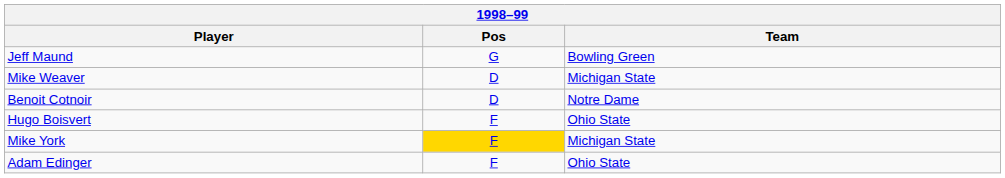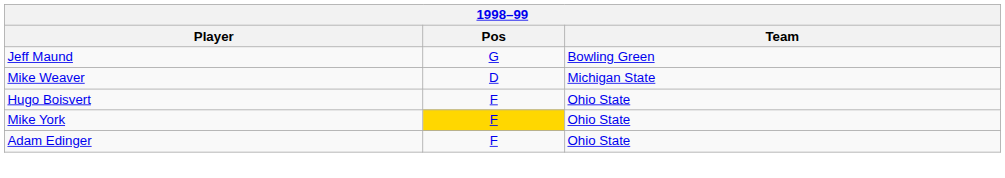- row: (50, 99)
(611, 141) Michigan State -> (599, 120) Ohio State
